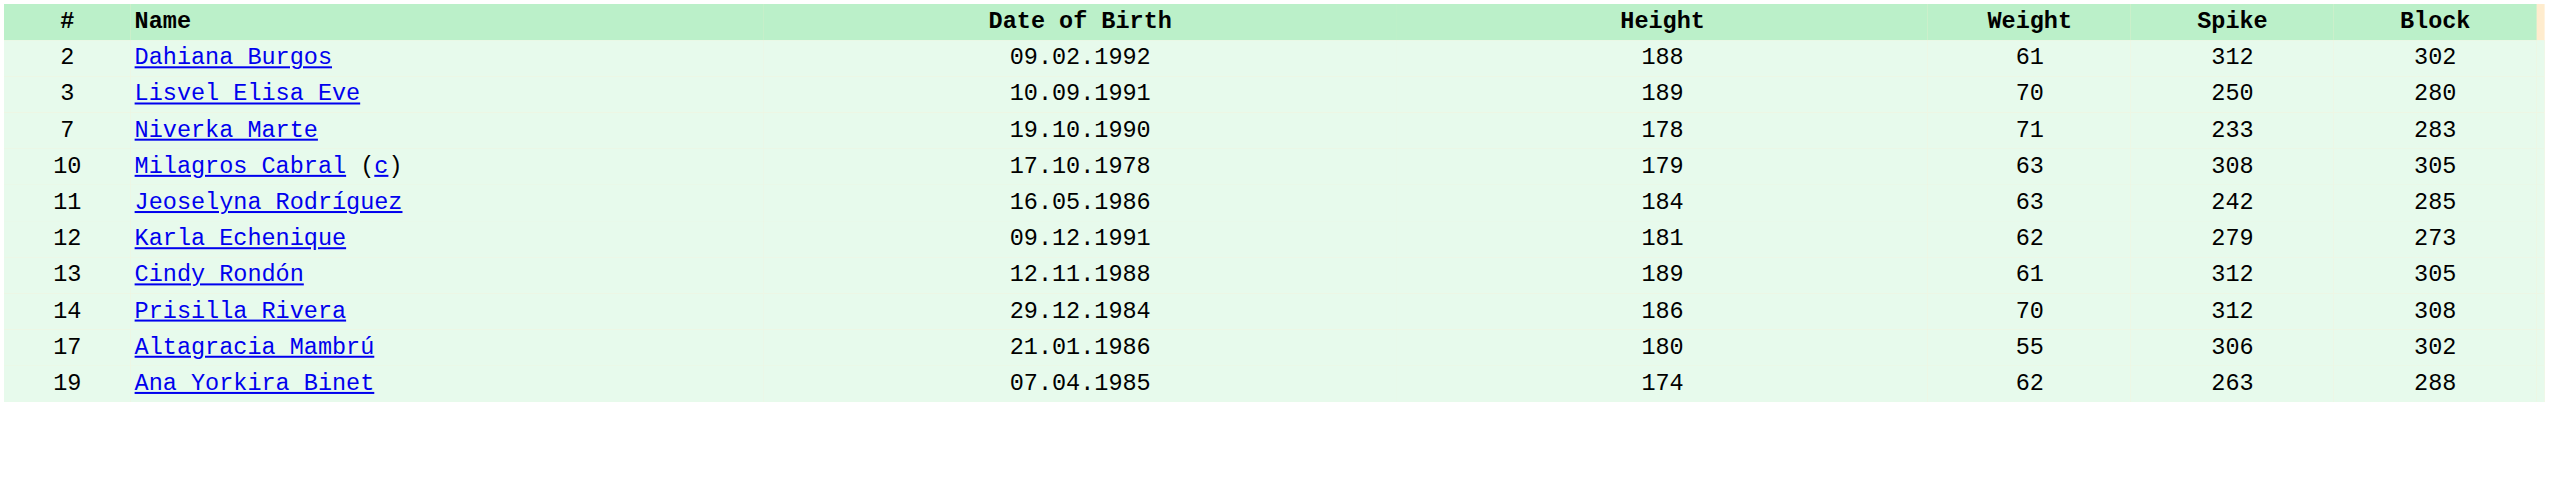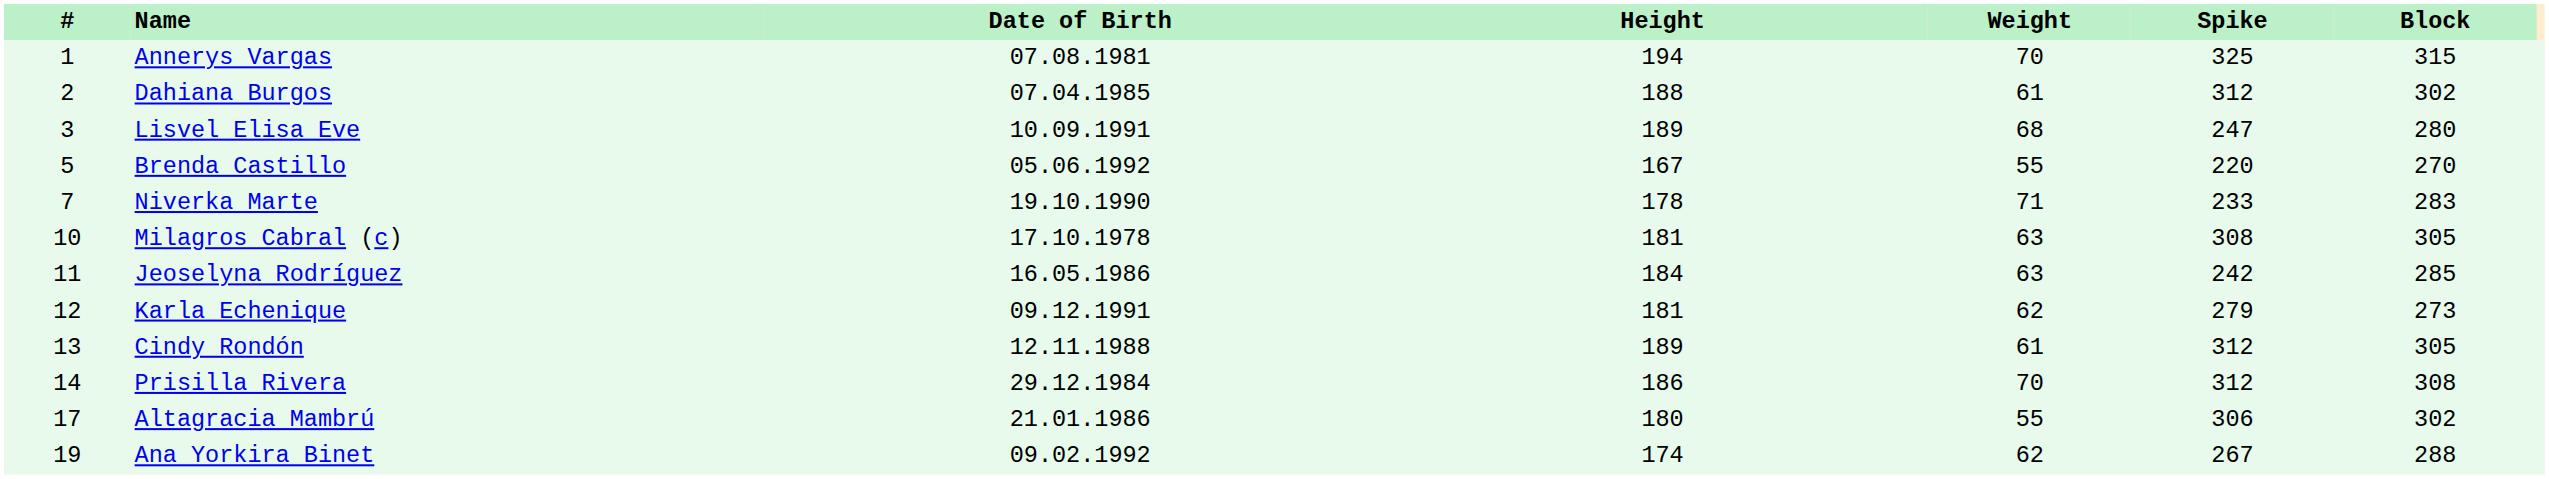+ row: (233, 58)
(1080, 58) 09.02.1992 -> (1080, 94) 07.04.1985
(2030, 94) 70 -> (2030, 131) 68
(2232, 94) 250 -> (2232, 131) 247
+ row: (240, 167)
(1663, 167) 179 -> (1663, 239) 181
(1080, 384) 07.04.1985 -> (1080, 456) 09.02.1992
(2232, 384) 263 -> (2232, 456) 267
